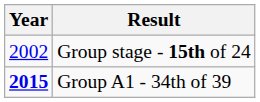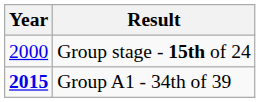(29, 50) 2002 -> (29, 50) 2000
